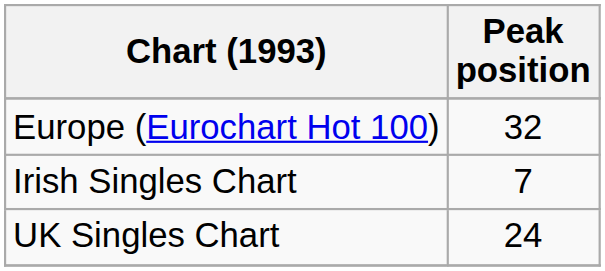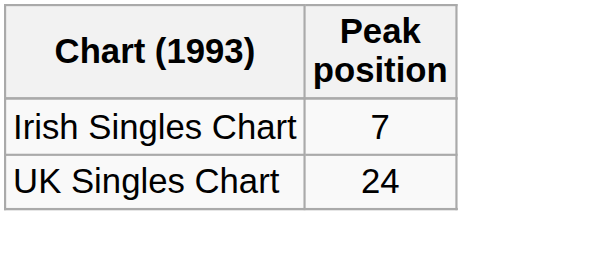- row: (226, 126)
